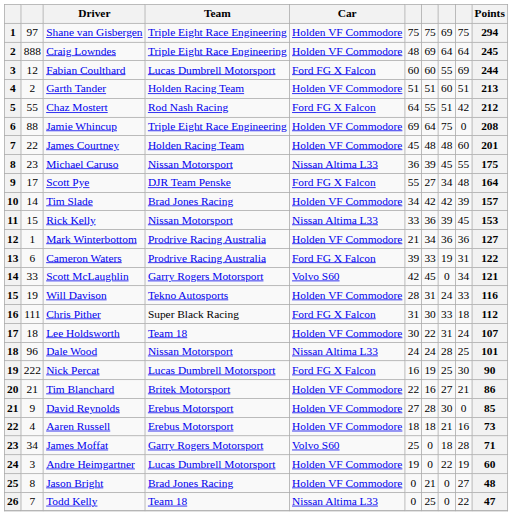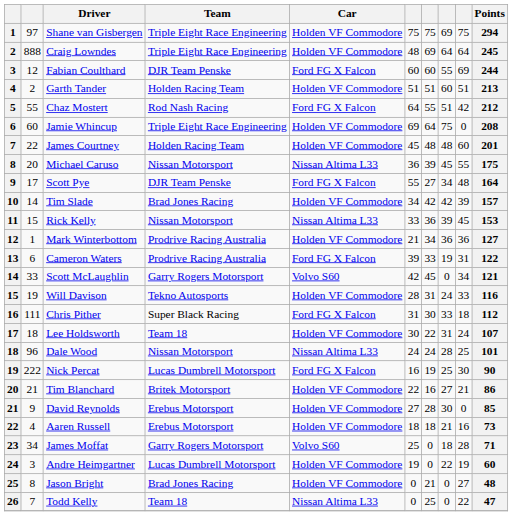(212, 70) Lucas Dumbrell Motorsport -> (189, 70) DJR Team Penske
(32, 126) 88 -> (32, 126) 60
(32, 164) 23 -> (32, 164) 20
